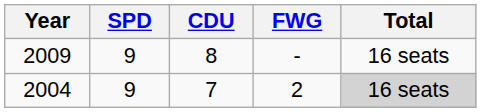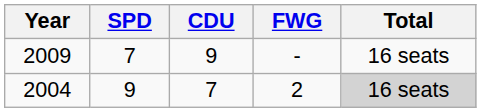(130, 55) 9 -> (130, 55) 7
(211, 55) 8 -> (211, 55) 9
